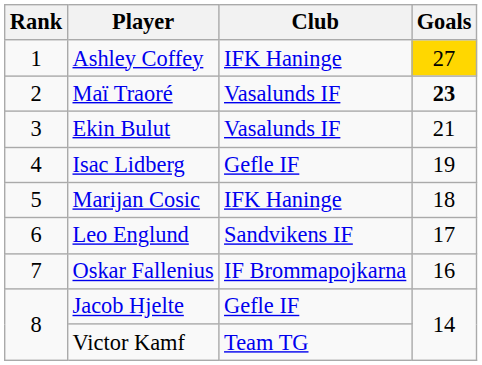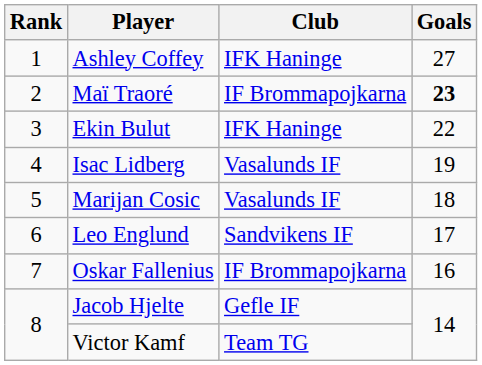(444, 57) gold background -> (444, 57) no background
(282, 93) Vasalunds IF -> (315, 93) IF Brommapojkarna
(282, 128) Vasalunds IF -> (283, 128) IFK Haninge
(444, 128) 21 -> (444, 128) 22
(262, 164) Gefle IF -> (282, 164) Vasalunds IF
(283, 199) IFK Haninge -> (282, 199) Vasalunds IF
